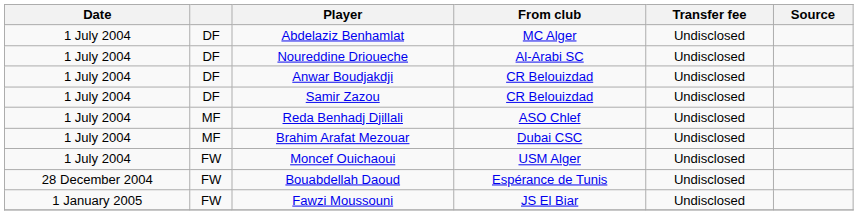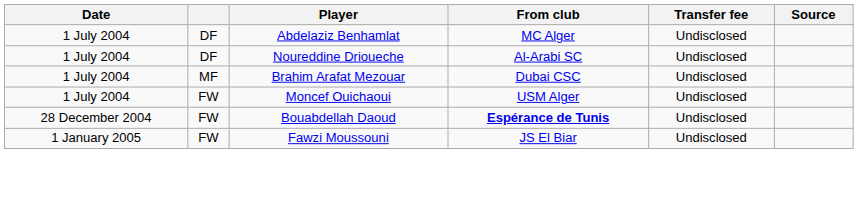- row: (343, 76)
- row: (343, 97)
- row: (343, 117)
(550, 179) normal -> (548, 117) bold
